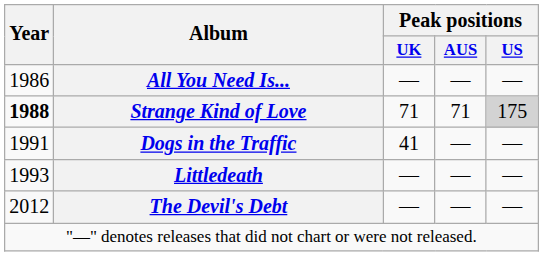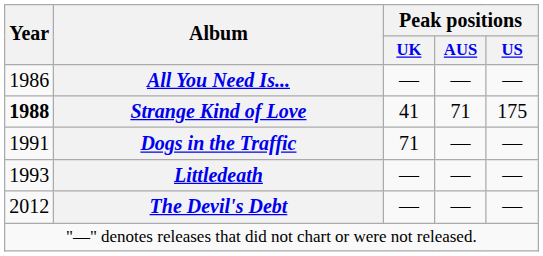(409, 111) 71 -> (409, 111) 41
(512, 111) lightgrey background -> (512, 111) no background
(409, 143) 41 -> (409, 143) 71
